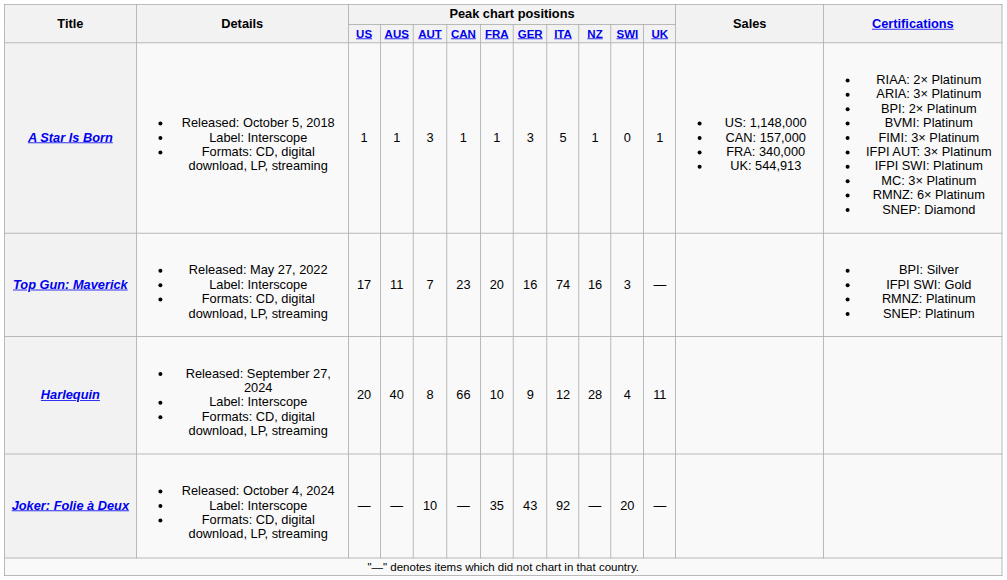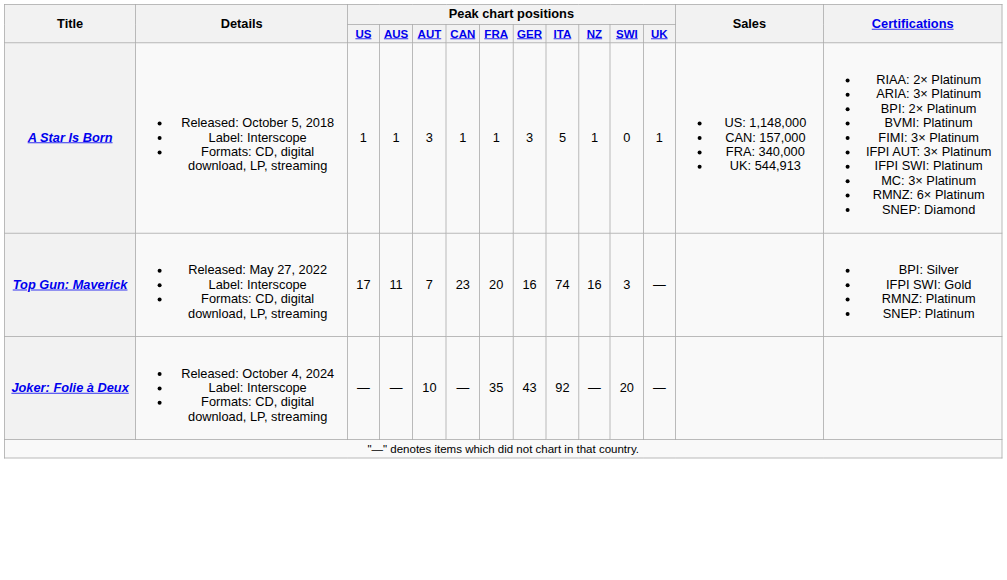- row: (70, 395)
